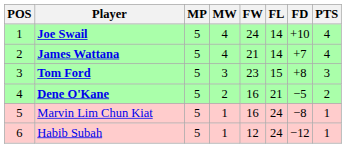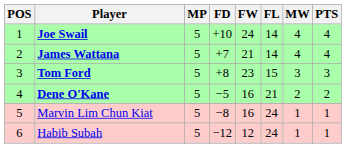columns swapped: (225, 14) <-> (300, 14)
